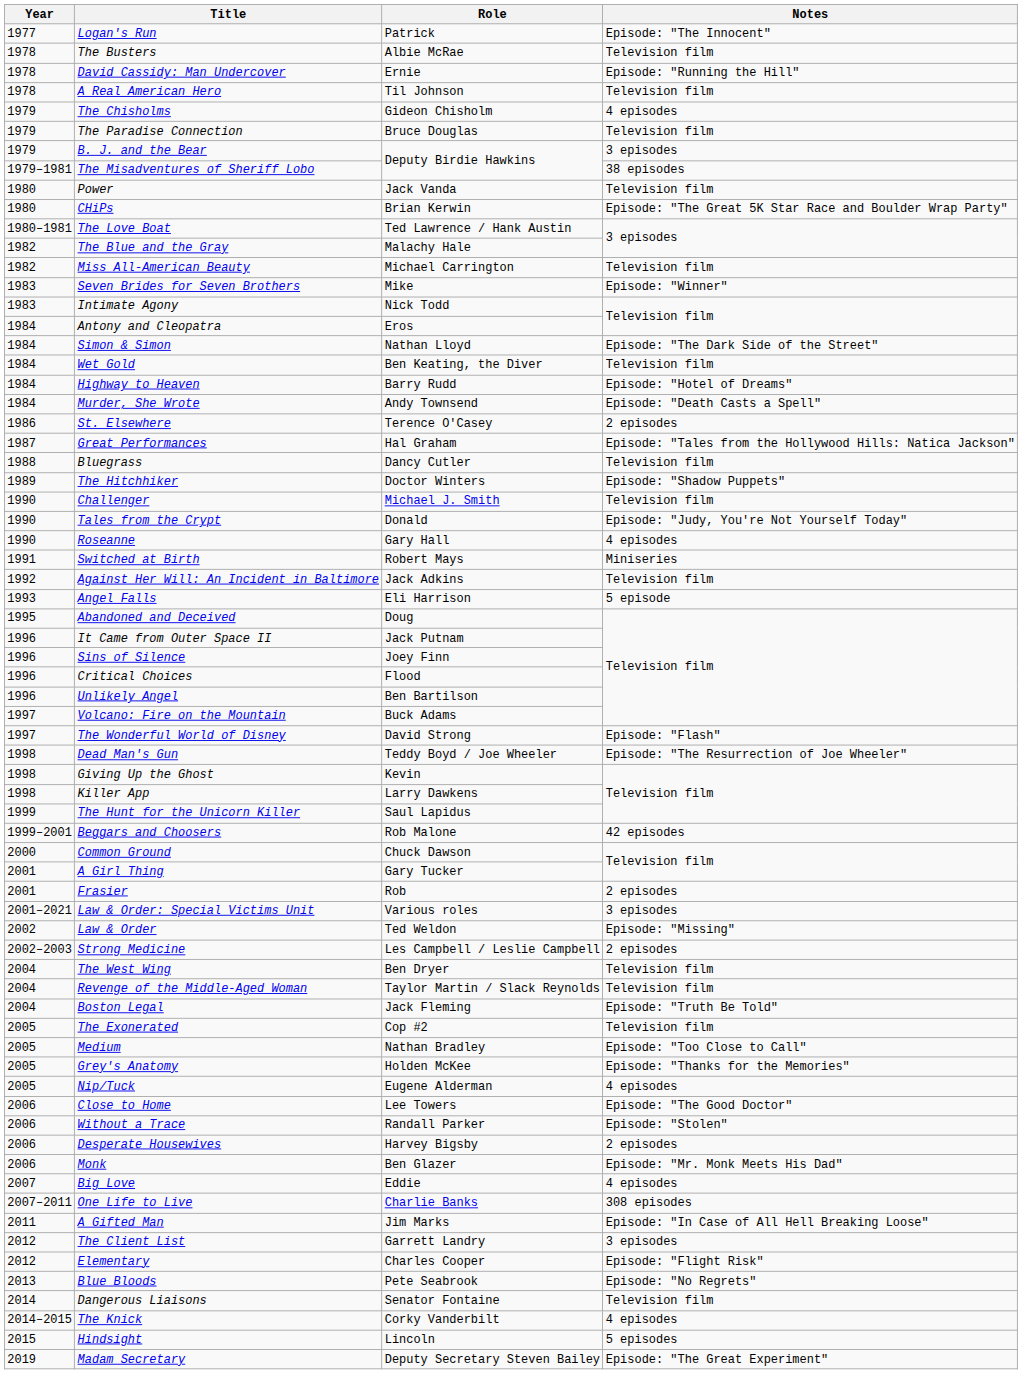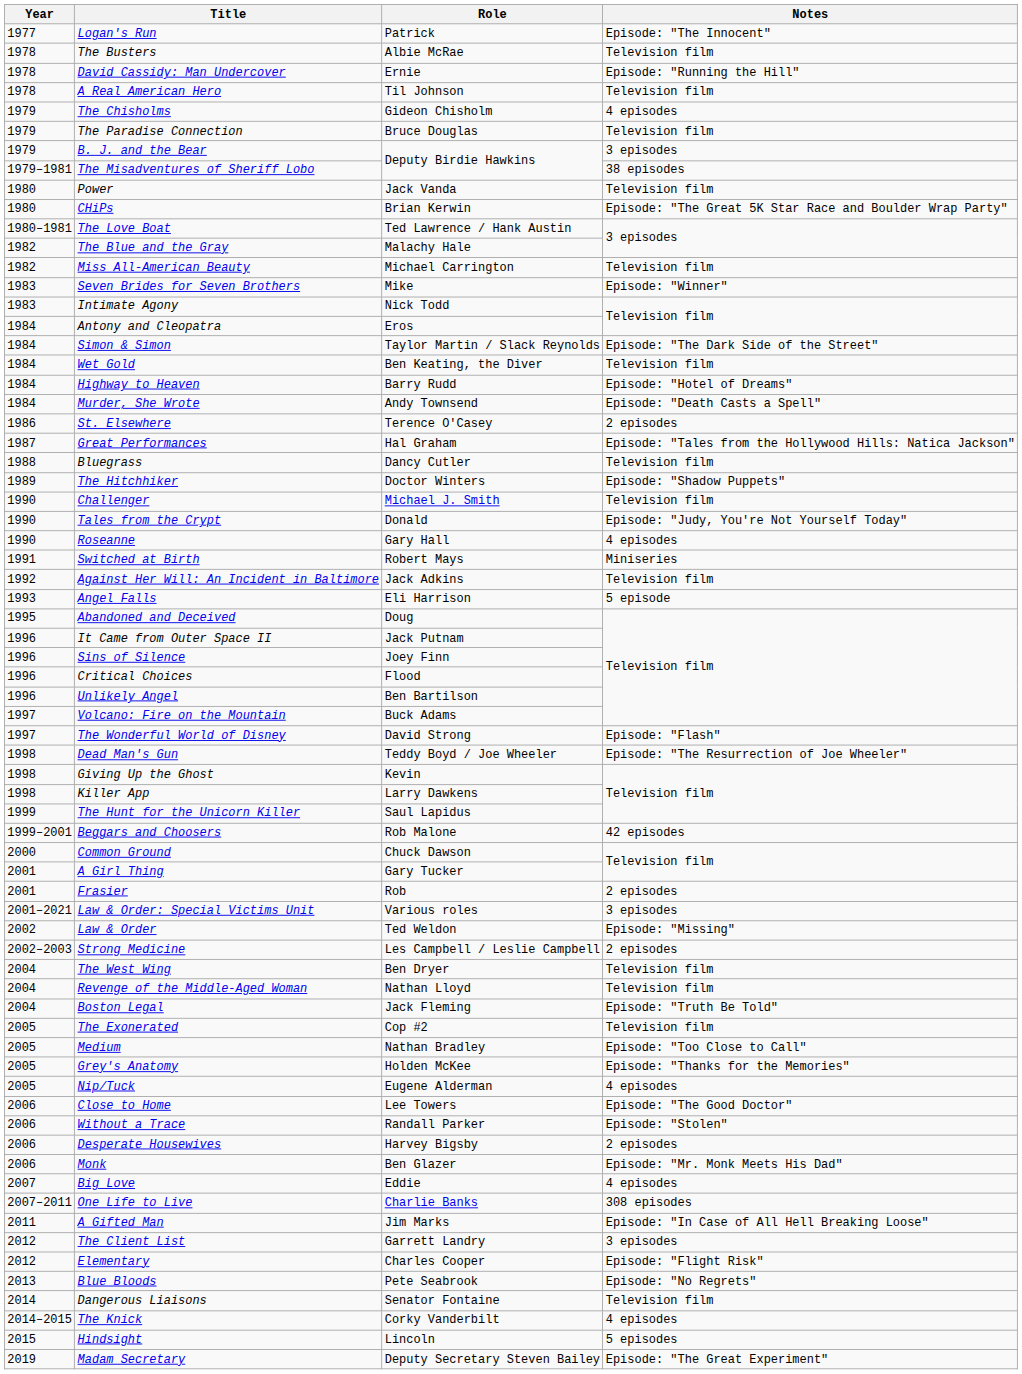(428, 346) Nathan Lloyd -> (492, 346) Taylor Martin / Slack Reynolds
(492, 989) Taylor Martin / Slack Reynolds -> (428, 989) Nathan Lloyd
